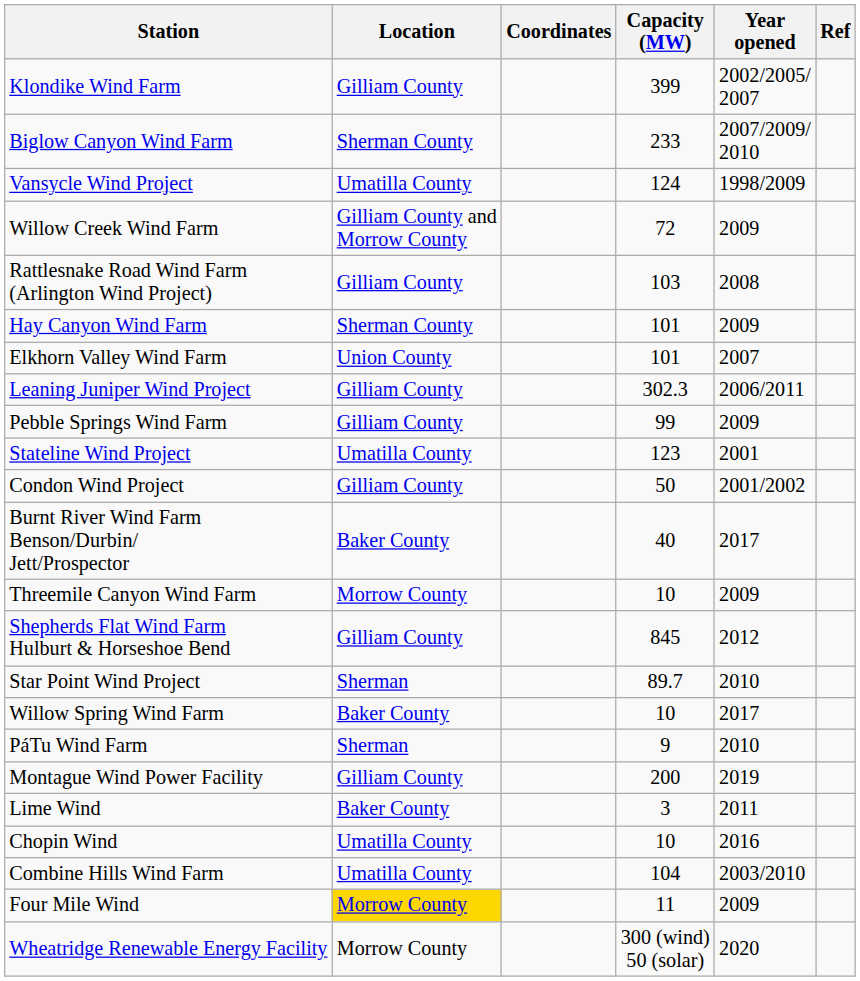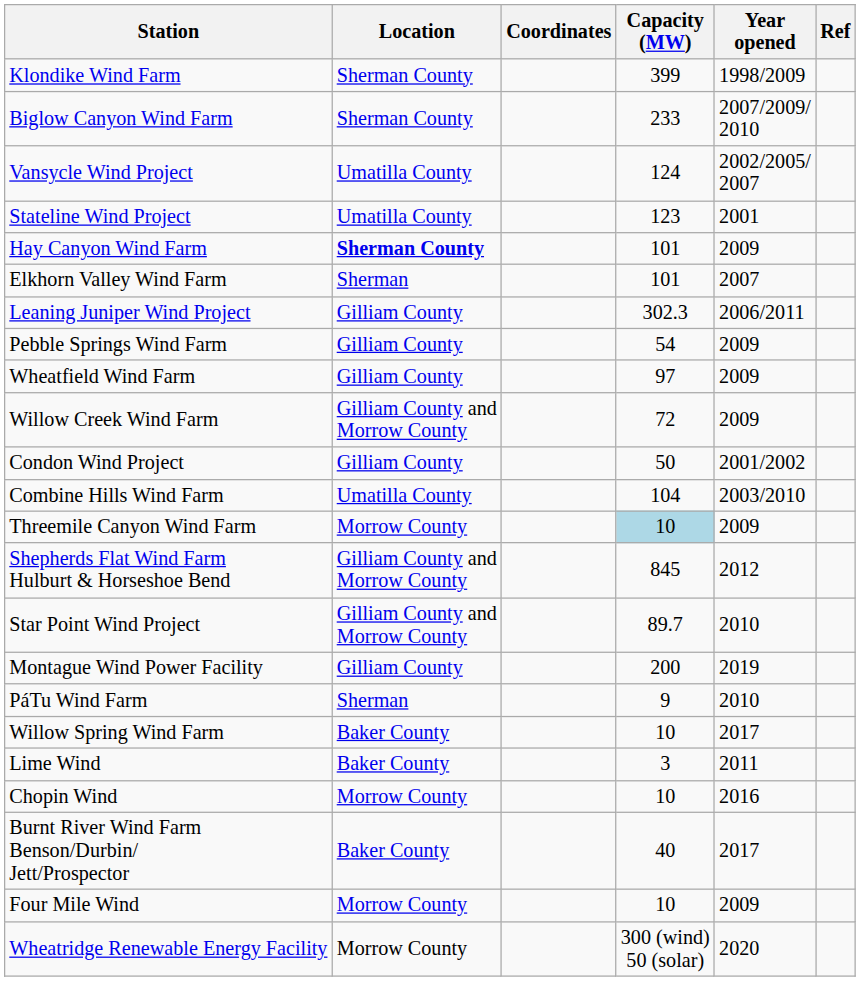(400, 86) Gilliam County -> (405, 75) Sherman County
(765, 86) 2002/2005/ 2007 -> (762, 75) 1998/2009
(762, 184) 1998/2009 -> (765, 173) 2002/2005/ 2007
rows swapped: (100, 453) <-> (114, 227)
- row: (128, 282)
(405, 325) normal -> (410, 248) bold
(394, 357) Union County -> (373, 280) Sherman
(665, 421) 99 -> (665, 344) 54
+ row: (102, 376)
rows swapped: (116, 873) <-> (105, 540)
(665, 594) no background -> (665, 526) lightblue background
(400, 638) Gilliam County -> (417, 570) Gilliam County and Morrow County
(373, 681) Sherman -> (417, 624) Gilliam County and Morrow County
rows swapped: (117, 713) <-> (136, 777)
(404, 841) Umatilla County -> (402, 796) Morrow County
(402, 905) gold background -> (402, 905) no background
(665, 905) 11 -> (665, 905) 10
